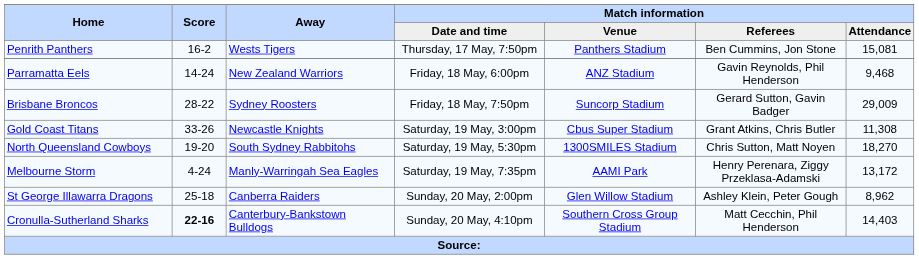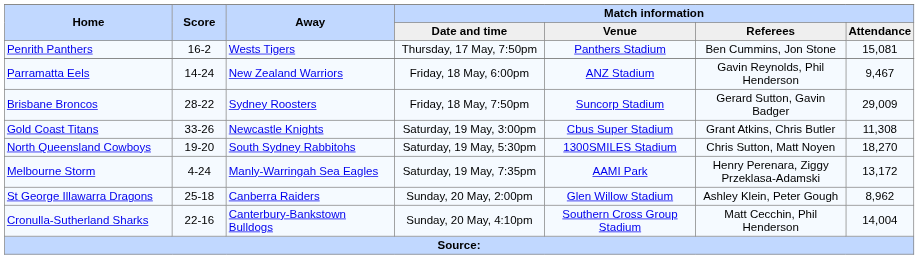(880, 73) 9,468 -> (880, 73) 9,467
(199, 220) bold -> (199, 220) normal
(880, 220) 14,403 -> (880, 220) 14,004
